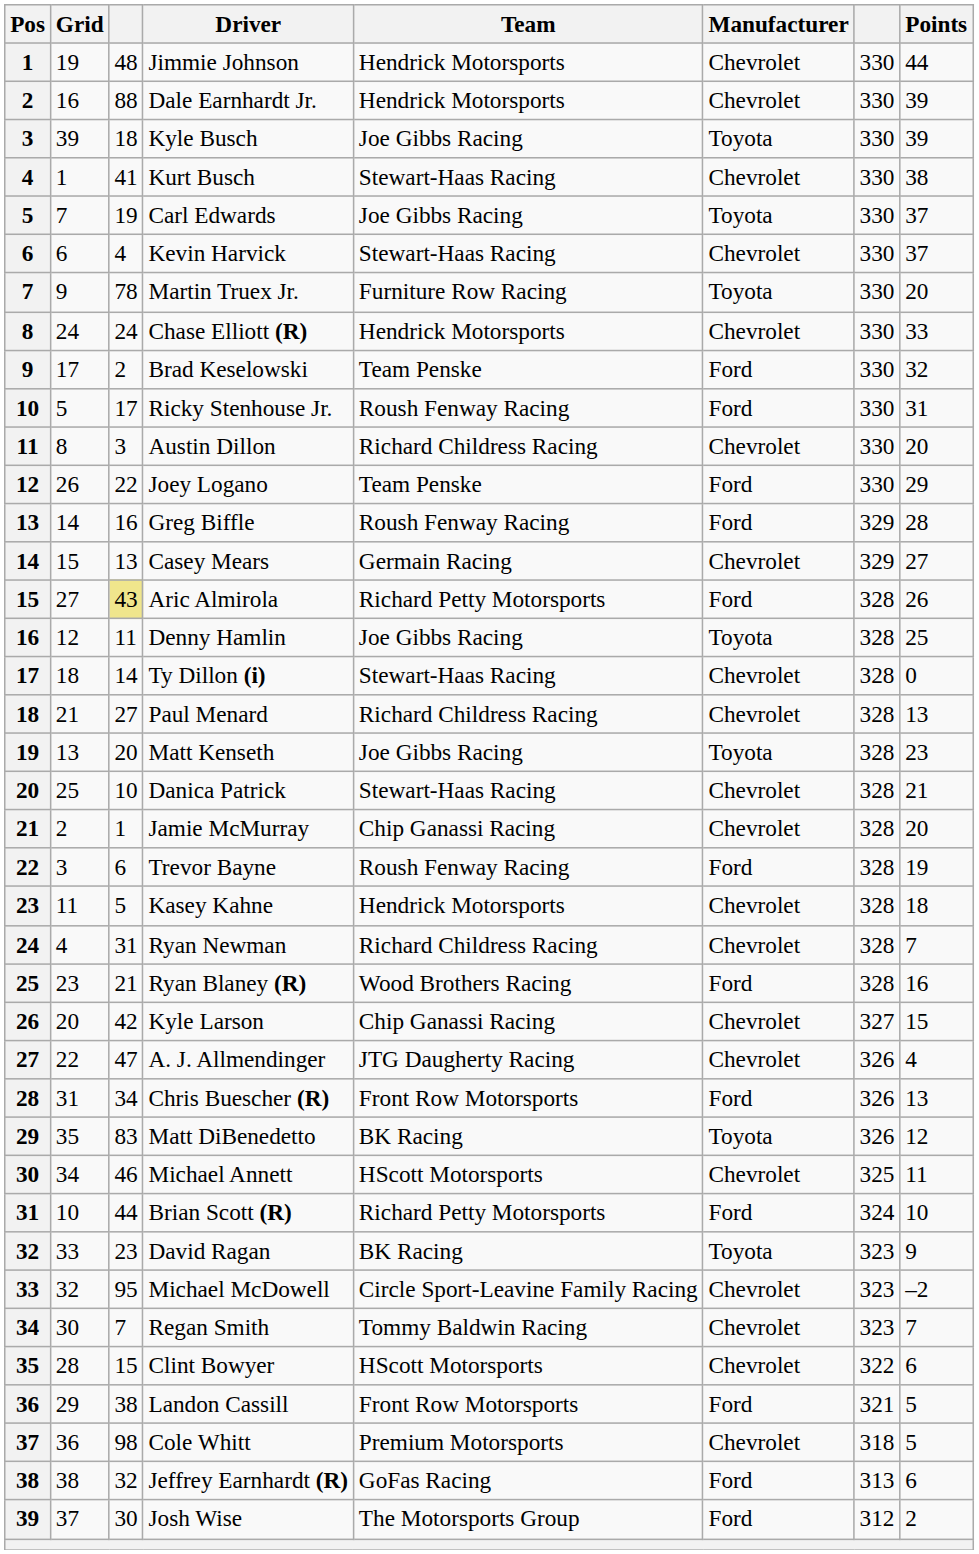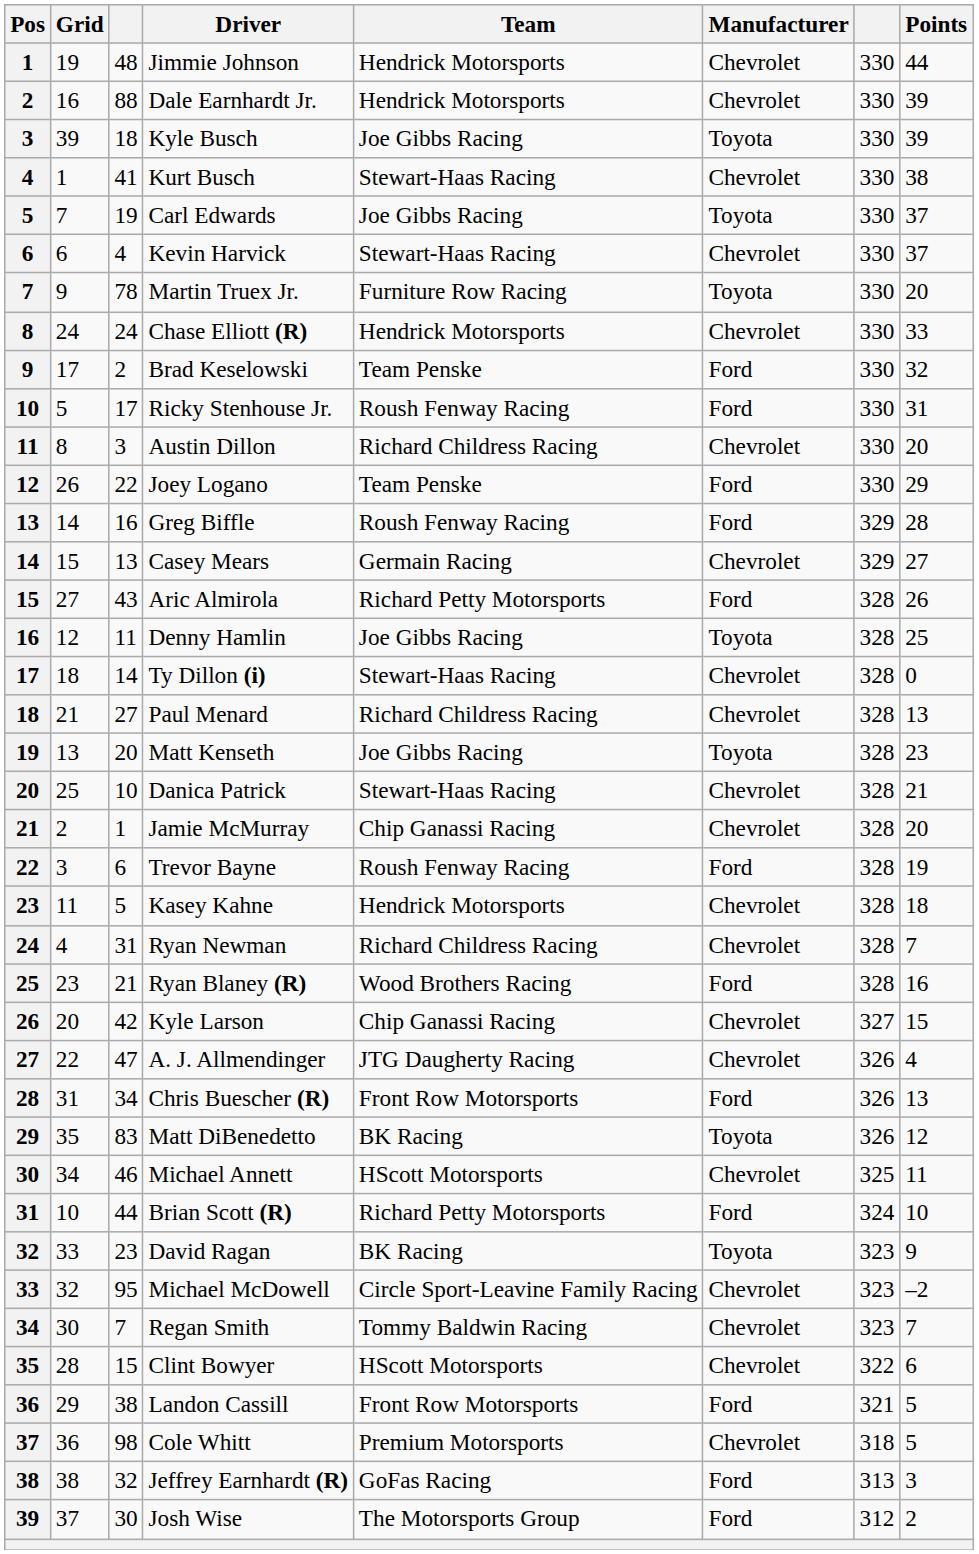(126, 599) khaki background -> (126, 599) no background
(911, 1480) 6 -> (911, 1480) 3
